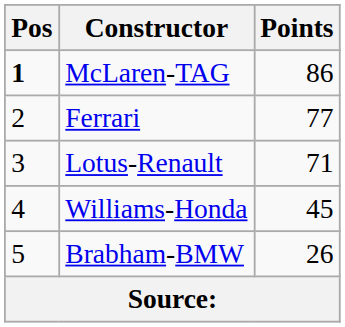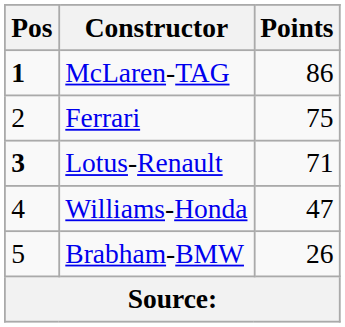(320, 118) 77 -> (320, 118) 75
(18, 163) normal -> (18, 163) bold
(320, 208) 45 -> (320, 208) 47
